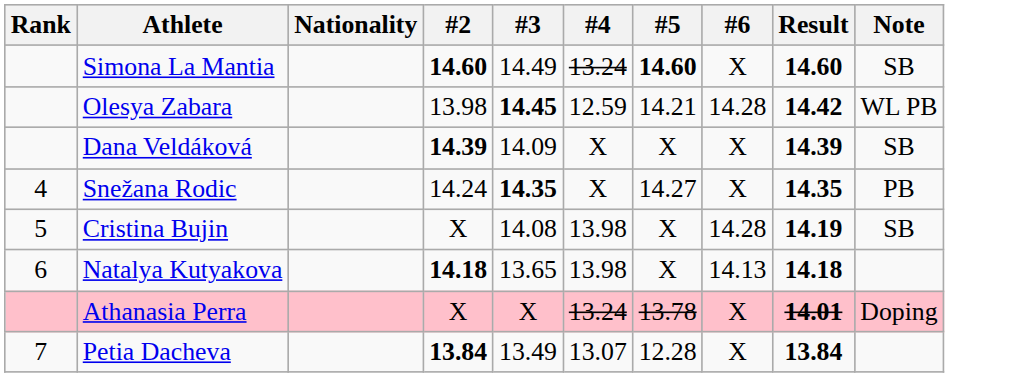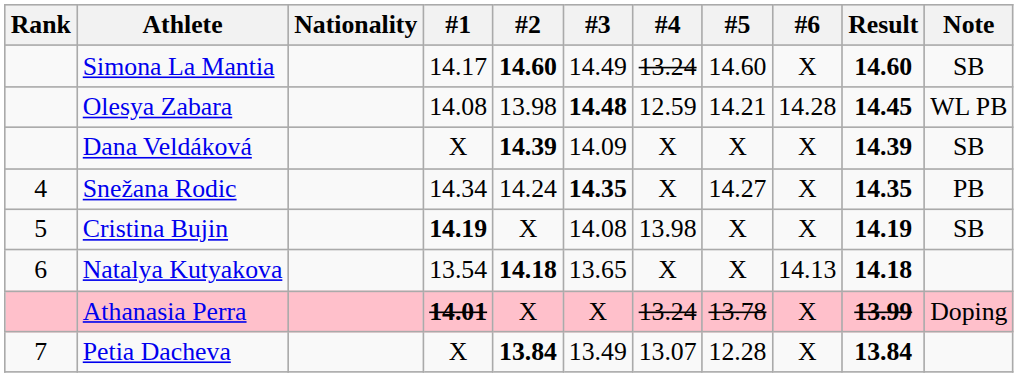+ column: (458, 24)
(668, 65) bold -> (737, 65) normal
(528, 106) 14.45 -> (598, 106) 14.48
(813, 106) 14.42 -> (883, 106) 14.45
(737, 229) 14.28 -> (807, 229) X
(598, 270) 13.98 -> (668, 270) X
(813, 310) 14.01 -> (883, 310) 13.99
